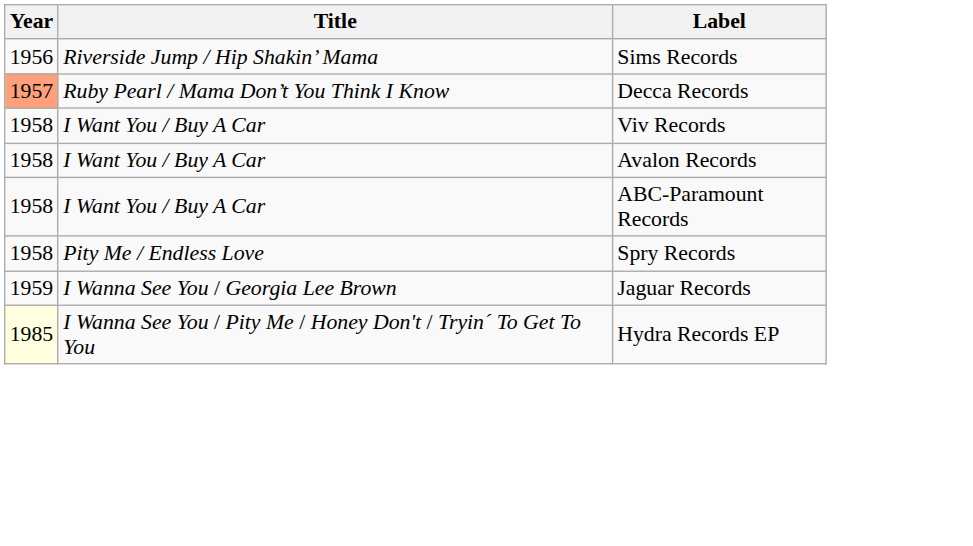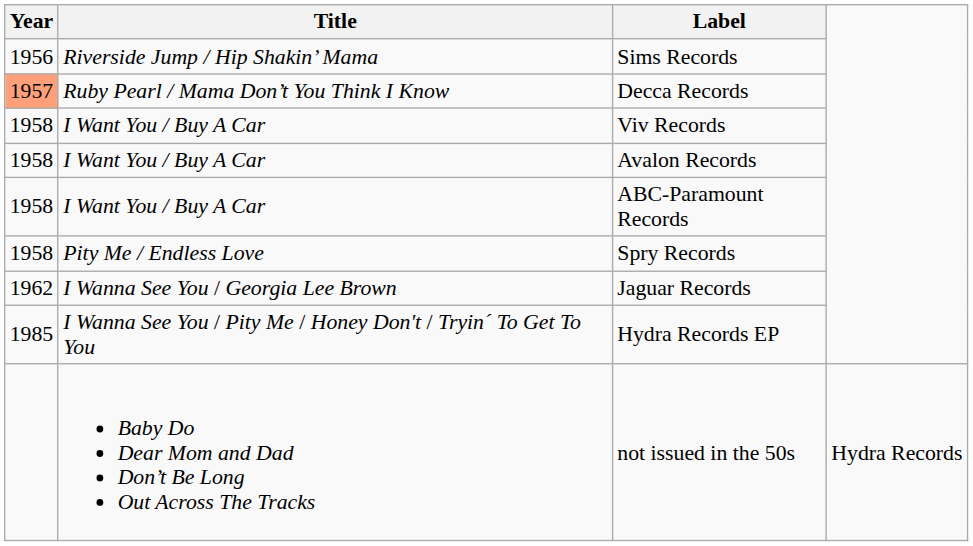(31, 287) 1959 -> (31, 287) 1962
(31, 334) lightyellow background -> (31, 334) no background
+ row: (706, 452)
